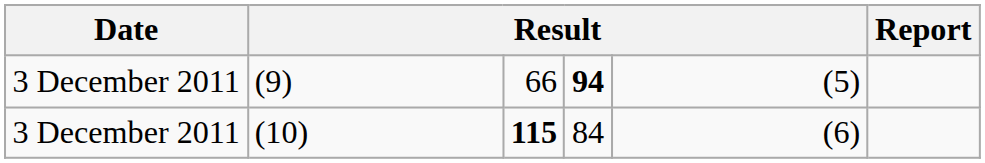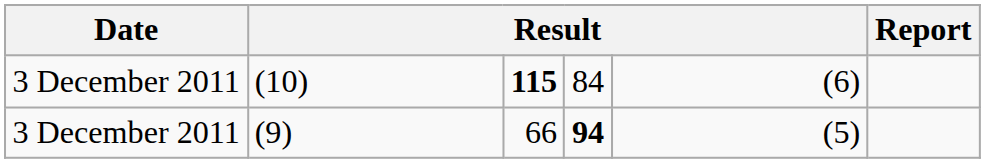rows swapped: (273, 81) <-> (281, 132)
